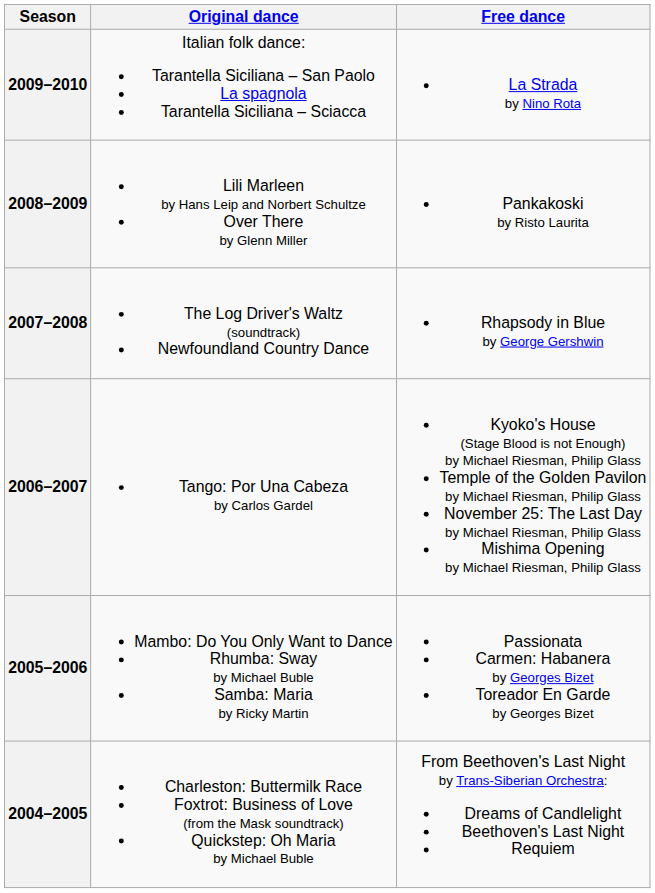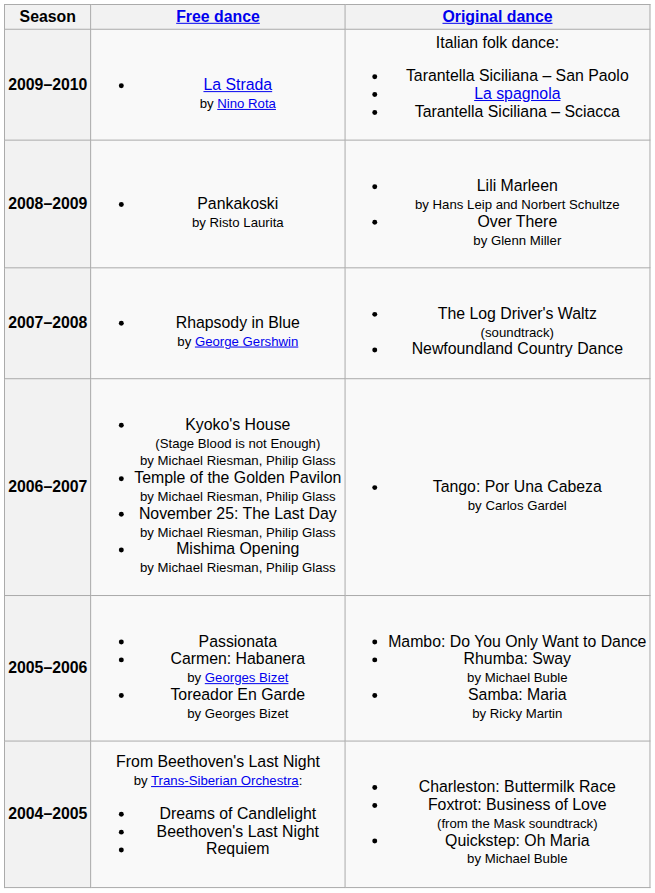columns swapped: (244, 17) <-> (523, 17)
